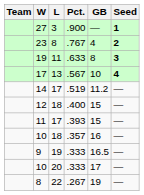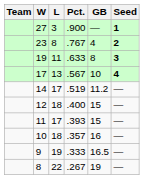- row: (41, 167)
